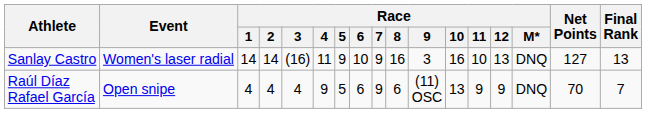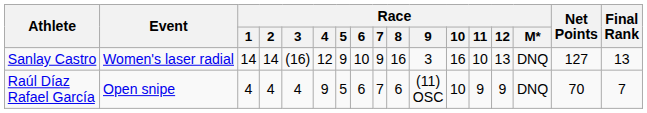(324, 59) 11 -> (325, 59) 12
(379, 89) 9 -> (380, 89) 7
(457, 89) 13 -> (458, 89) 10
